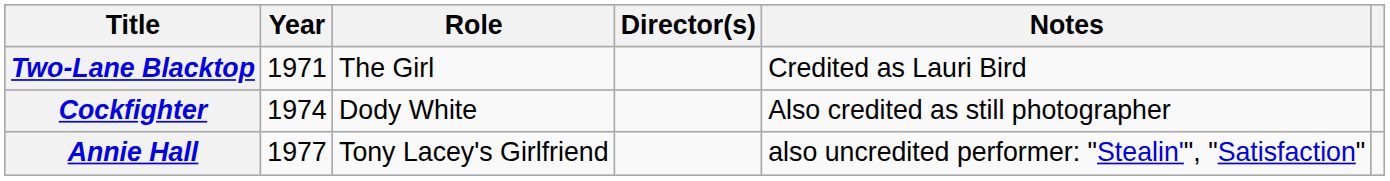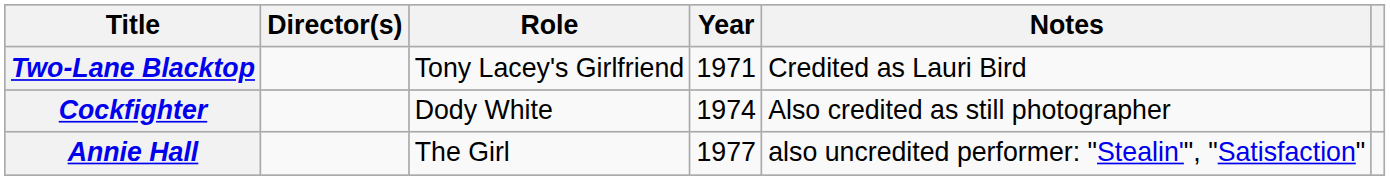columns swapped: (297, 25) <-> (688, 25)
(387, 68) The Girl -> (549, 68) Tony Lacey's Girlfriend
(474, 152) Tony Lacey's Girlfriend -> (462, 152) The Girl
